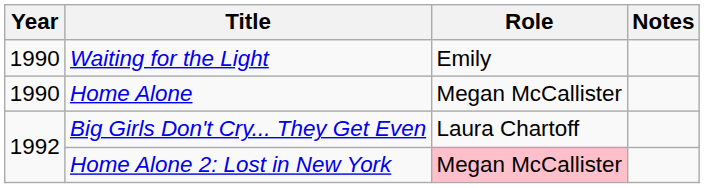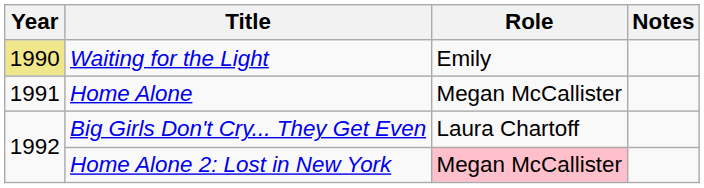(35, 57) no background -> (35, 57) khaki background
(35, 93) 1990 -> (35, 93) 1991
